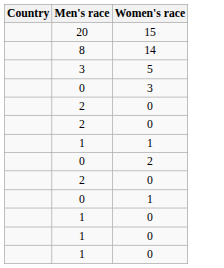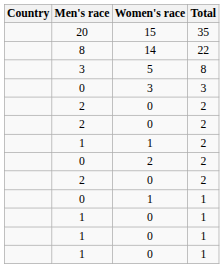+ column: (203, 13)
